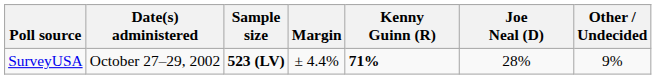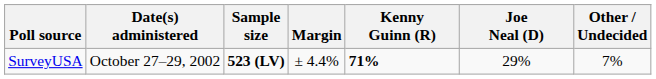(516, 61) 28% -> (516, 61) 29%
(612, 61) 9% -> (612, 61) 7%
